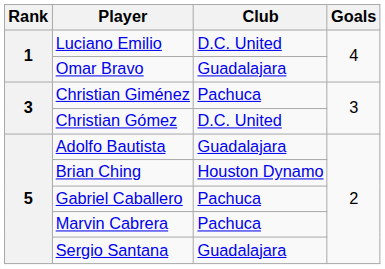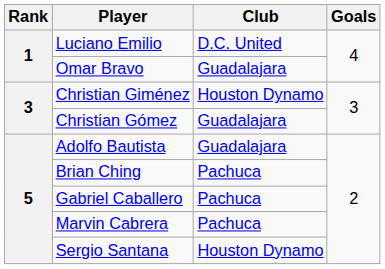(229, 95) Pachuca -> (261, 95) Houston Dynamo
(240, 120) D.C. United -> (242, 120) Guadalajara
(261, 172) Houston Dynamo -> (229, 172) Pachuca
(242, 250) Guadalajara -> (261, 250) Houston Dynamo
